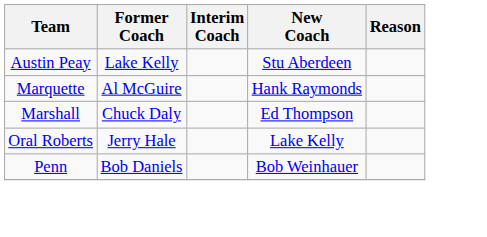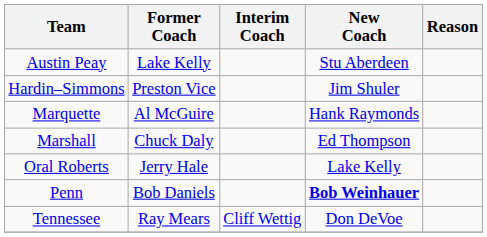+ row: (66, 88)
(307, 166) normal -> (364, 192) bold
+ row: (66, 219)
